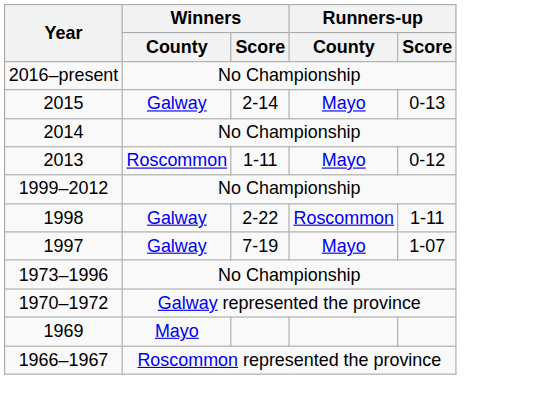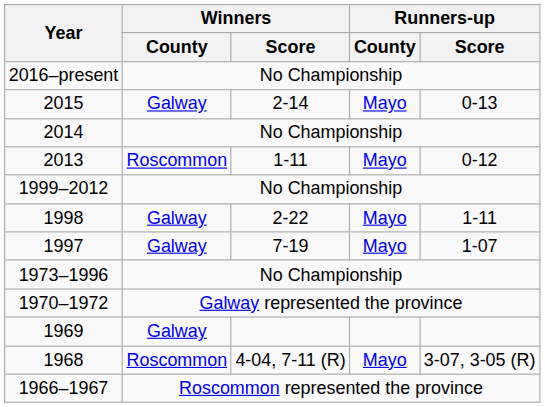(344, 217) Roscommon -> (385, 217) Mayo
(177, 331) Mayo -> (177, 331) Galway
+ row: (63, 359)
